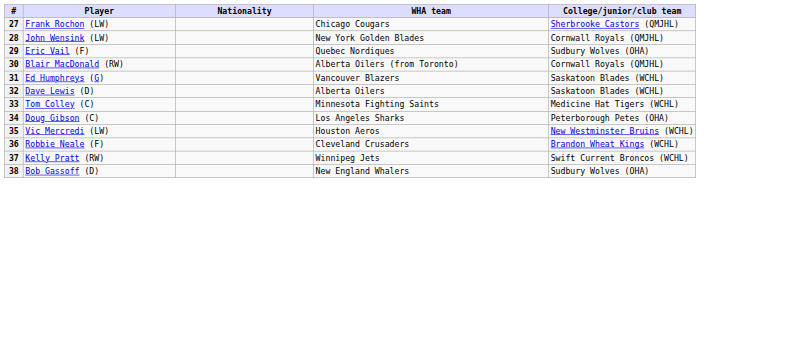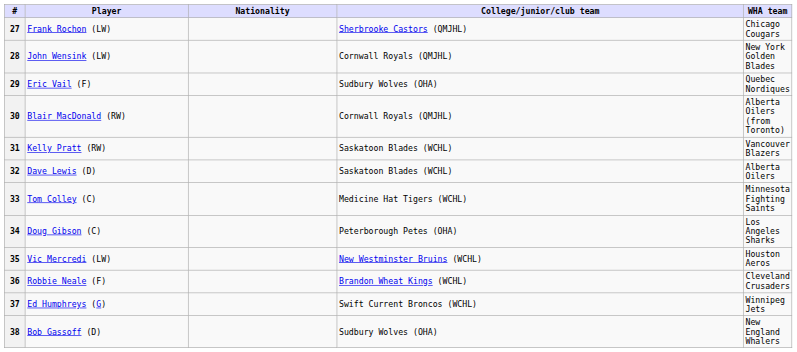columns swapped: (431, 11) <-> (622, 11)
(65, 78) Ed Humphreys (G) -> (67, 149) Kelly Pratt (RW)
(65, 158) Kelly Pratt (RW) -> (67, 304) Ed Humphreys (G)
